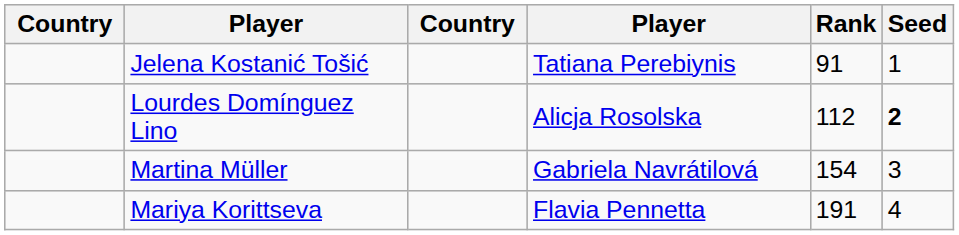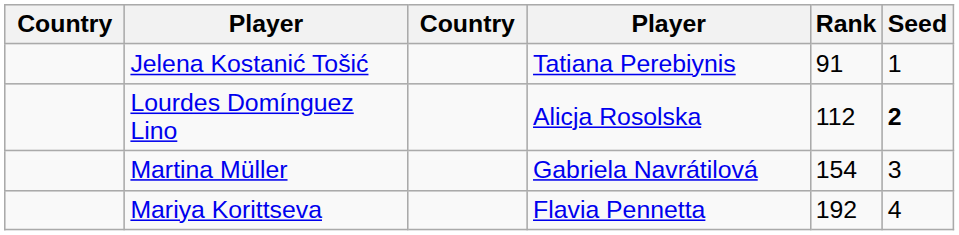(836, 209) 191 -> (836, 209) 192
